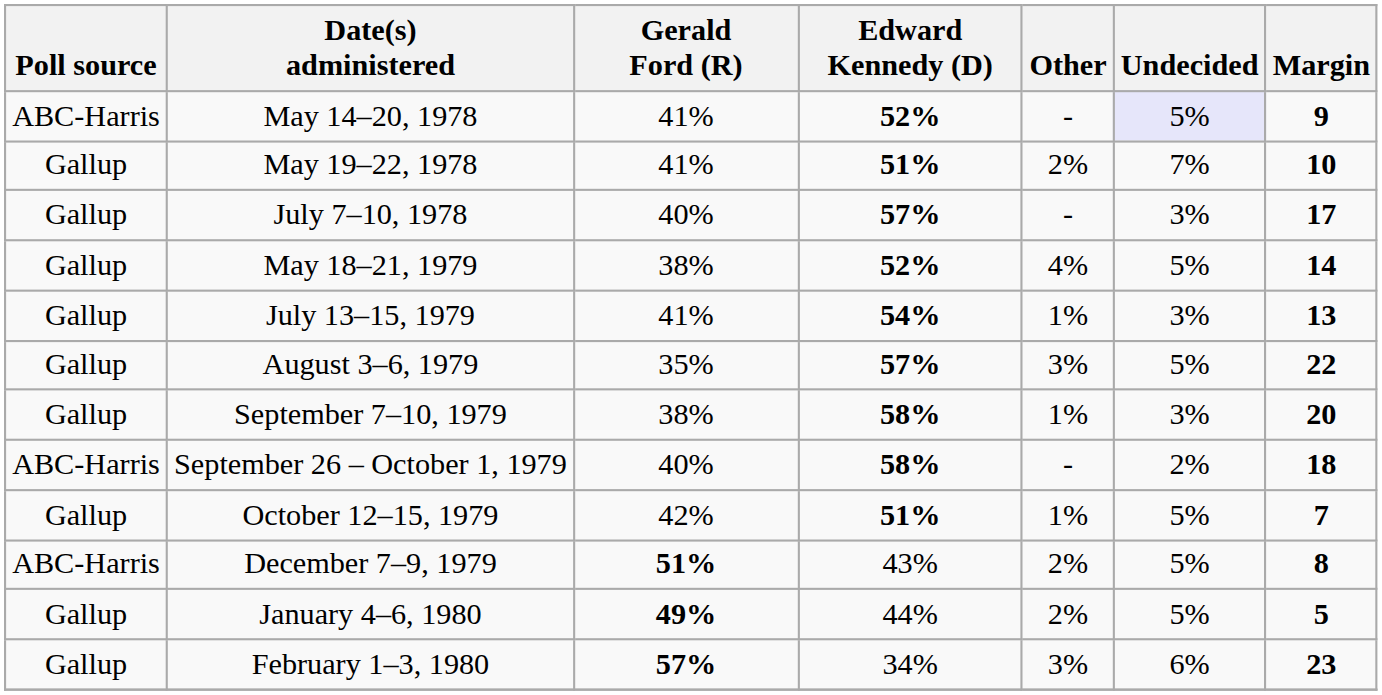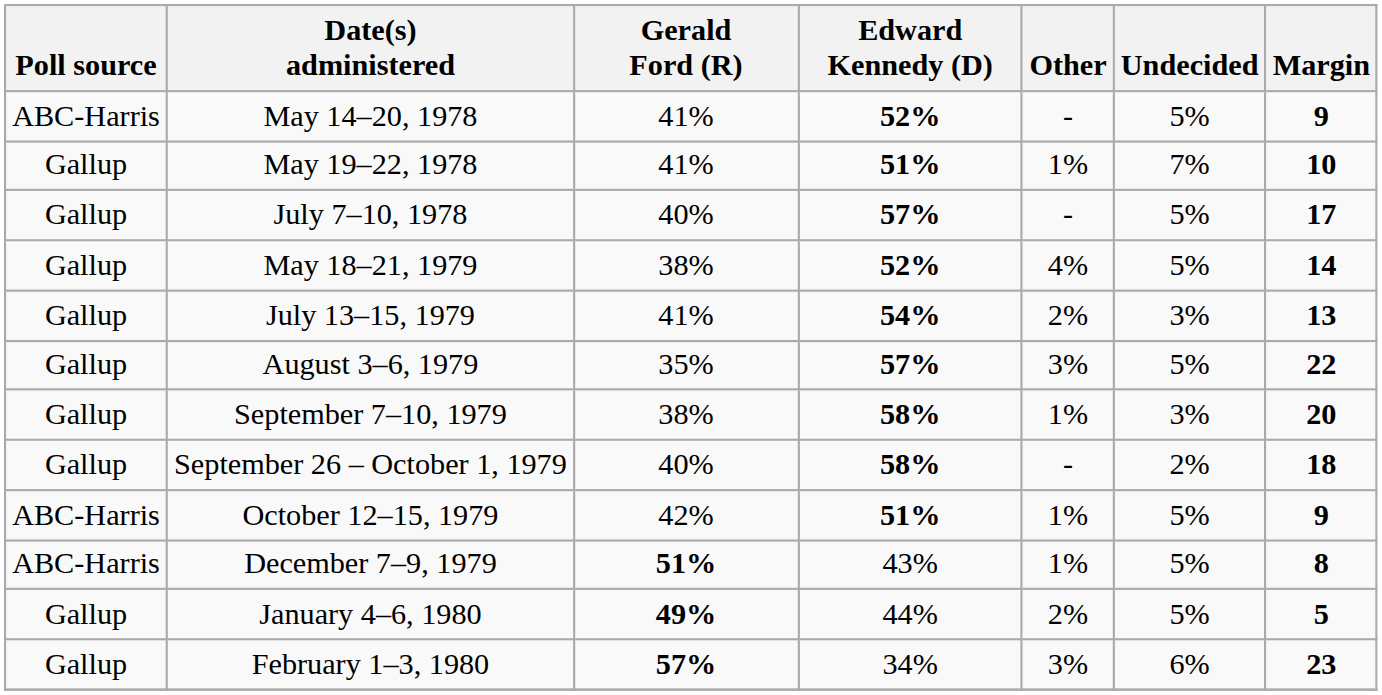(1190, 115) lavender background -> (1190, 115) no background
(1068, 165) 2% -> (1068, 165) 1%
(1190, 215) 3% -> (1190, 215) 5%
(1068, 314) 1% -> (1068, 314) 2%
(86, 464) ABC-Harris -> (86, 464) Gallup
(86, 514) Gallup -> (86, 514) ABC-Harris
(1321, 514) 7 -> (1321, 514) 9
(1068, 564) 2% -> (1068, 564) 1%
